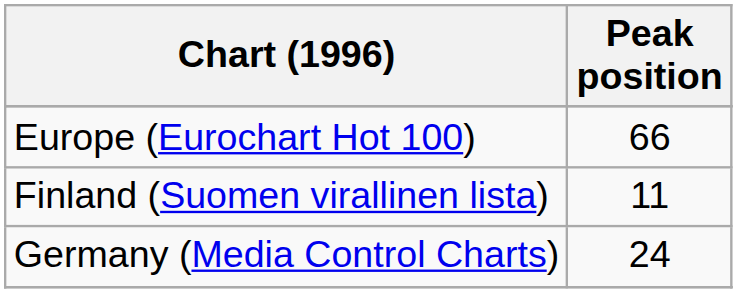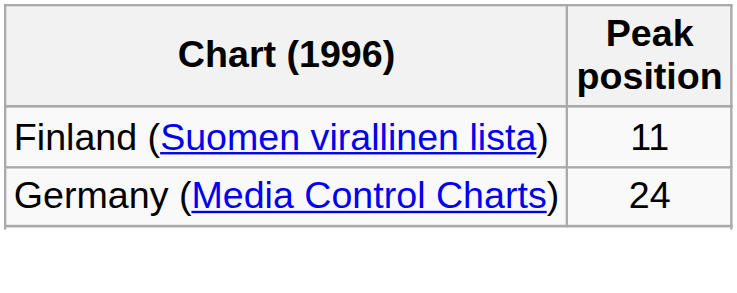- row: (245, 136)
